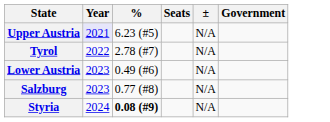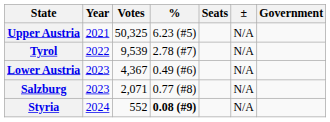+ column: (131, 13)
(98, 32) lavender background -> (98, 32) no background
